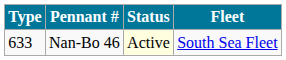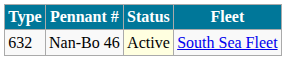(20, 42) 633 -> (20, 42) 632
